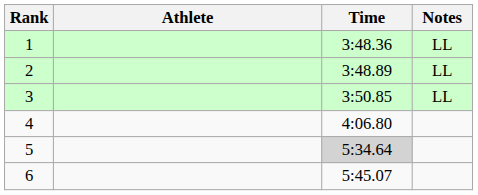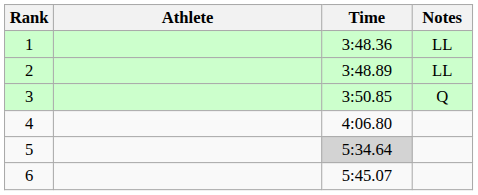(442, 96) LL -> (442, 96) Q
